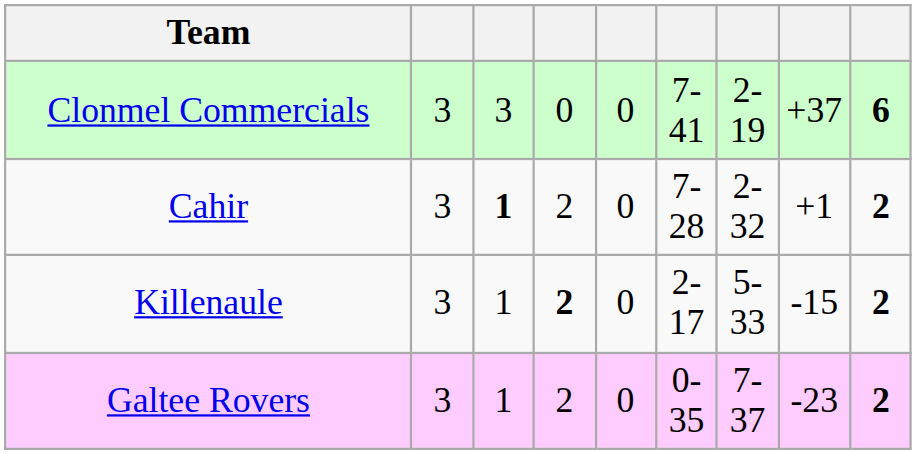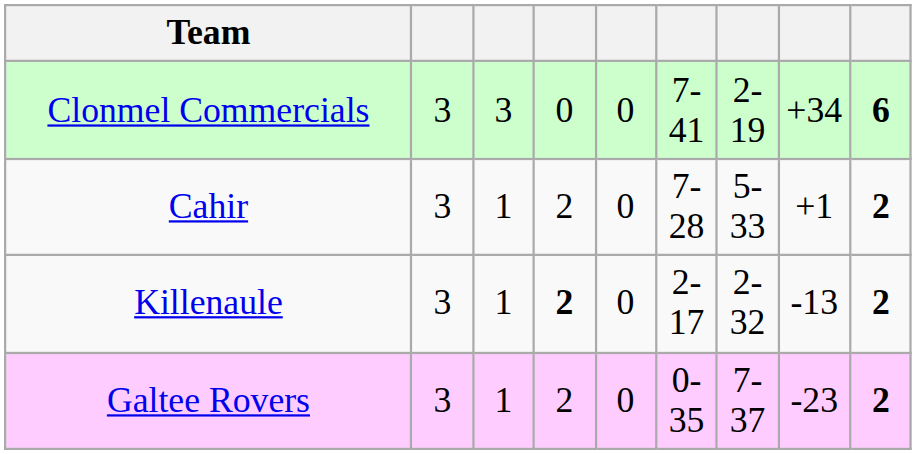(814, 109) +37 -> (814, 109) +34
(503, 206) bold -> (503, 206) normal
(748, 206) 2-32 -> (748, 206) 5-33
(748, 302) 5-33 -> (748, 302) 2-32
(814, 302) -15 -> (814, 302) -13
